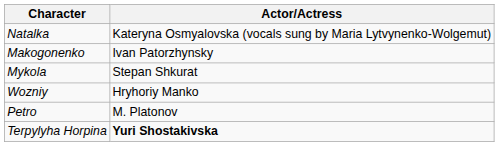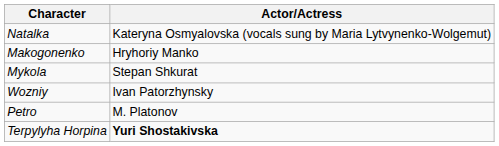(163, 53) Ivan Patorzhynsky -> (156, 53) Hryhoriy Manko
(156, 92) Hryhoriy Manko -> (163, 92) Ivan Patorzhynsky
